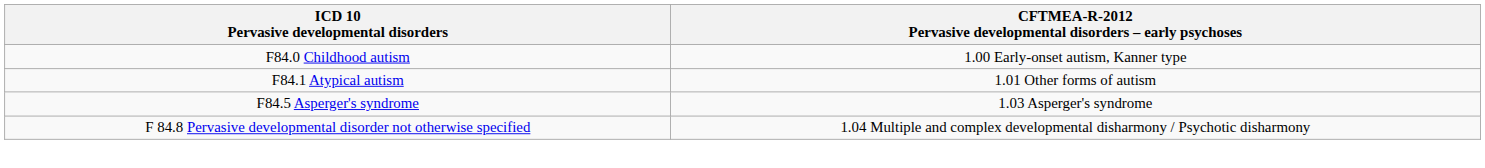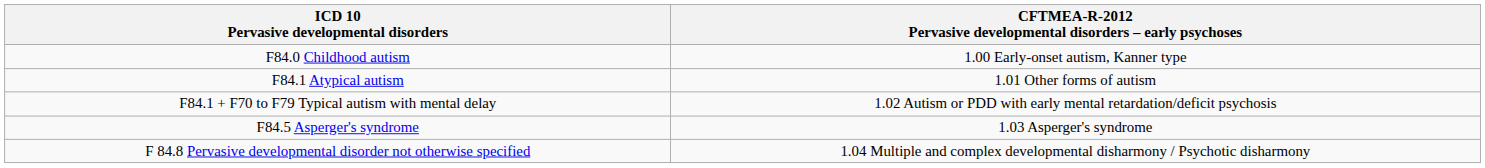+ row: (338, 103)
